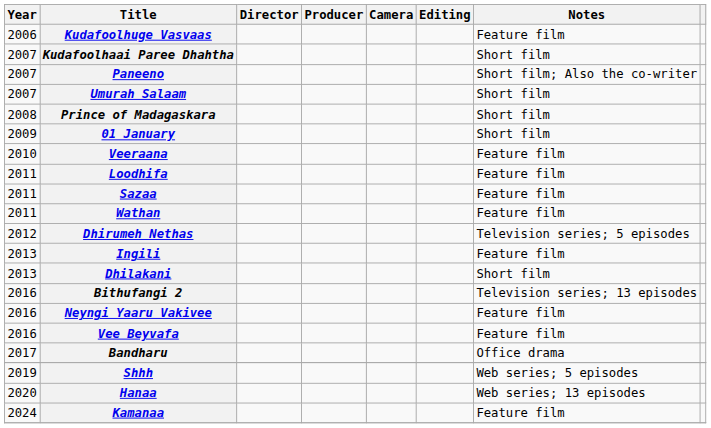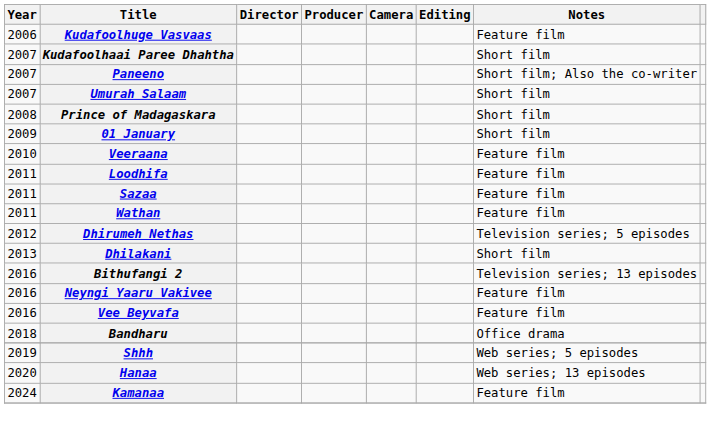- row: (138, 253)
(22, 353) 2017 -> (22, 333) 2018
